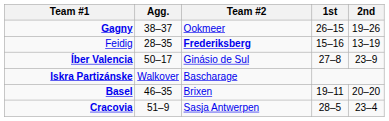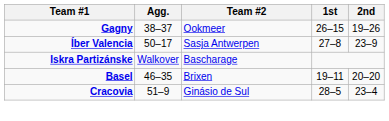- row: (119, 44)
(216, 60) Ginásio de Sul -> (221, 44) Sasja Antwerpen
(221, 108) Sasja Antwerpen -> (216, 92) Ginásio de Sul
